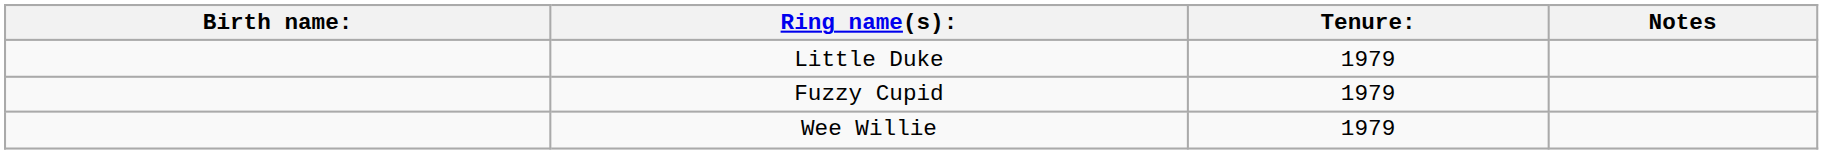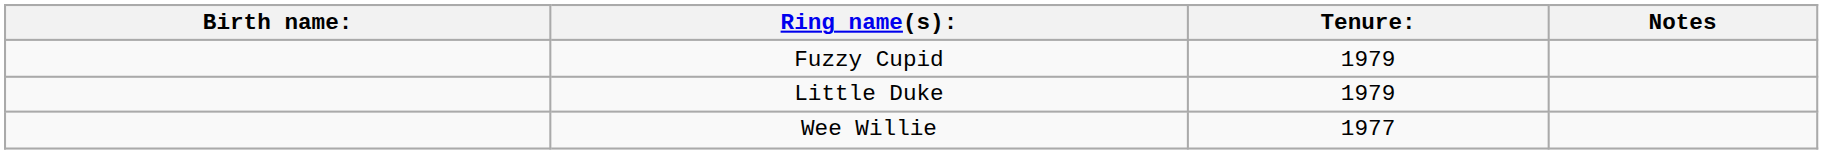rows swapped: (869, 94) <-> (869, 59)
(1368, 130) 1979 -> (1368, 130) 1977
